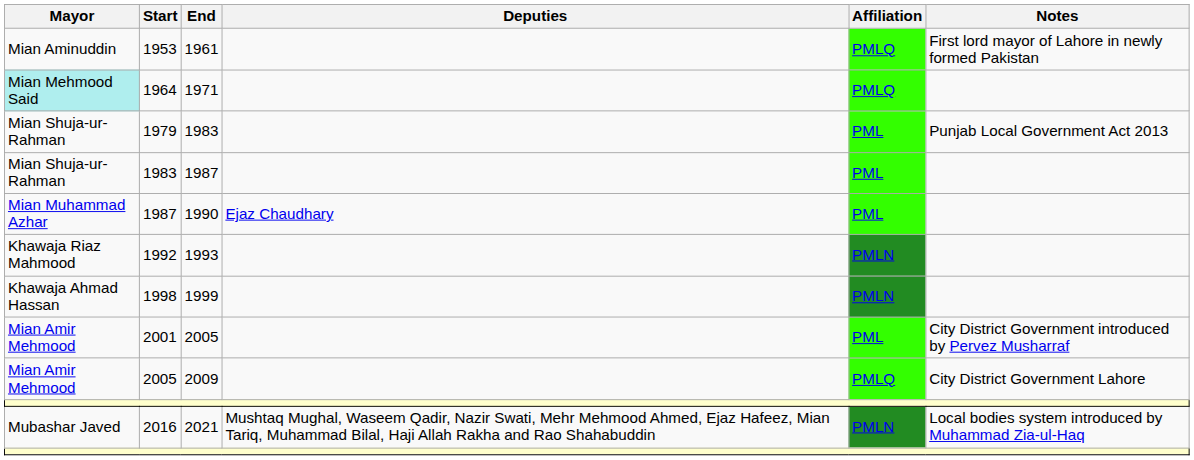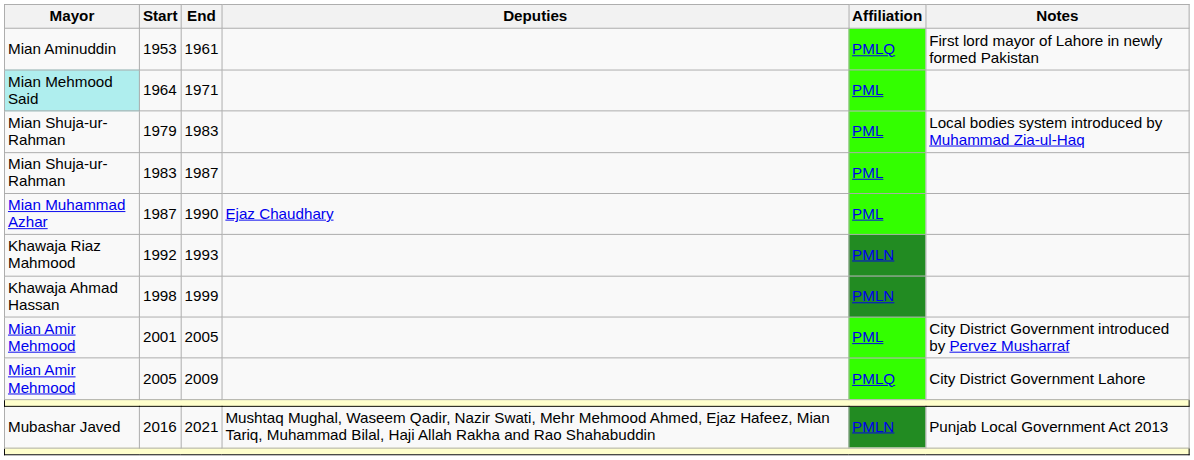(874, 90) PMLQ -> (868, 90) PML
(1049, 131) Punjab Local Government Act 2013 -> (1046, 131) Local bodies system introduced by Muhammad Zia-ul-Haq
(1046, 427) Local bodies system introduced by Muhammad Zia-ul-Haq -> (1049, 427) Punjab Local Government Act 2013
